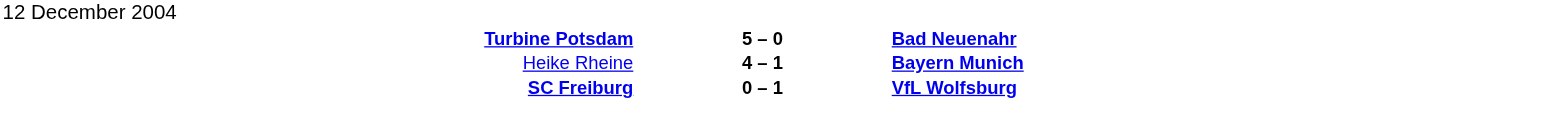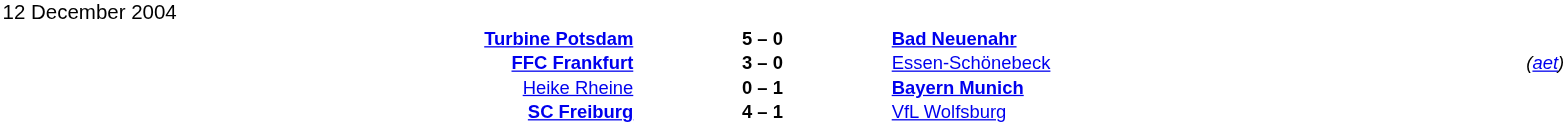+ row: (572, 63)
(762, 63) 4 – 1 -> (762, 87) 0 – 1
(762, 87) 0 – 1 -> (762, 111) 4 – 1
(954, 87) bold -> (949, 111) normal
